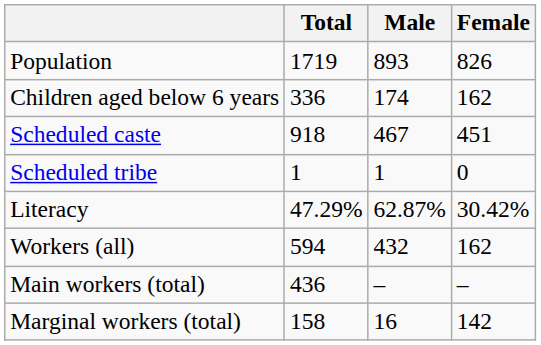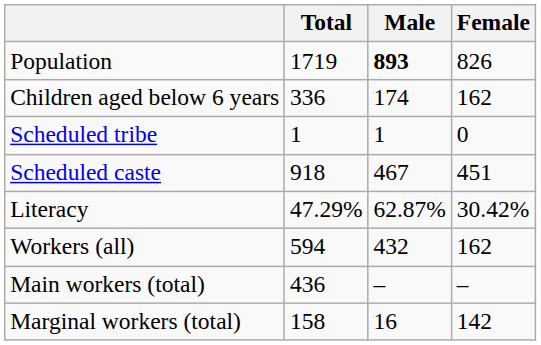(391, 60) normal -> (391, 60) bold
rows swapped: (86, 135) <-> (84, 172)
